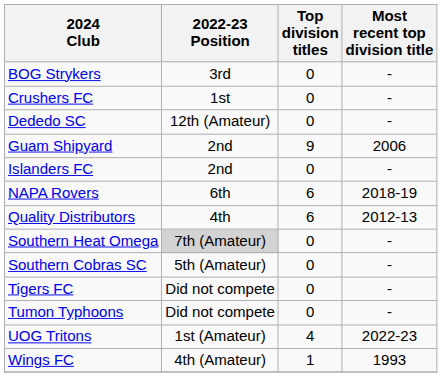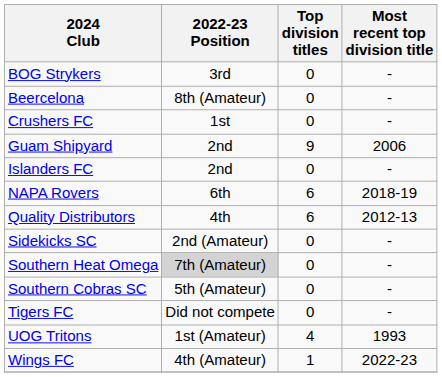+ row: (46, 97)
- row: (47, 121)
+ row: (52, 241)
- row: (66, 312)
(389, 336) 2022-23 -> (389, 336) 1993
(389, 360) 1993 -> (389, 360) 2022-23
